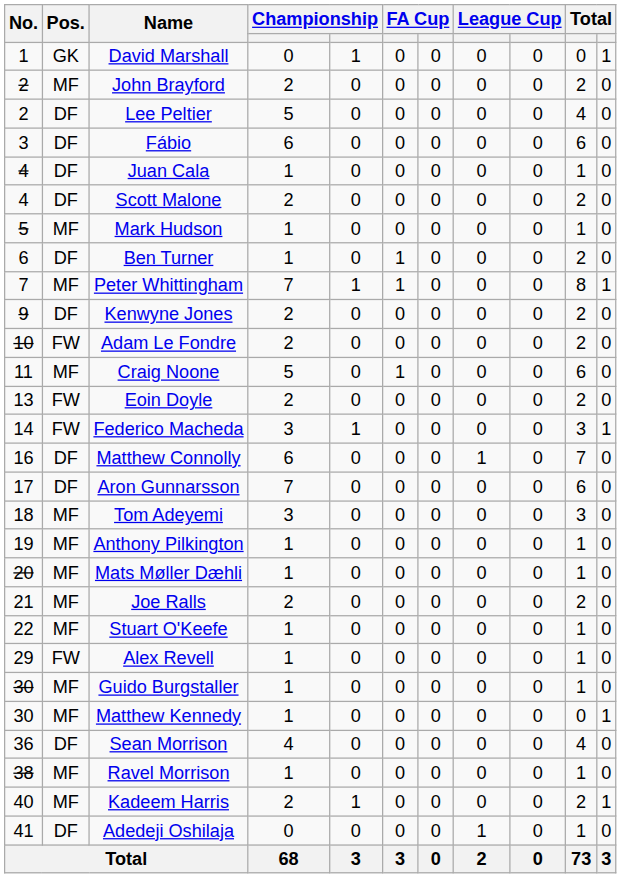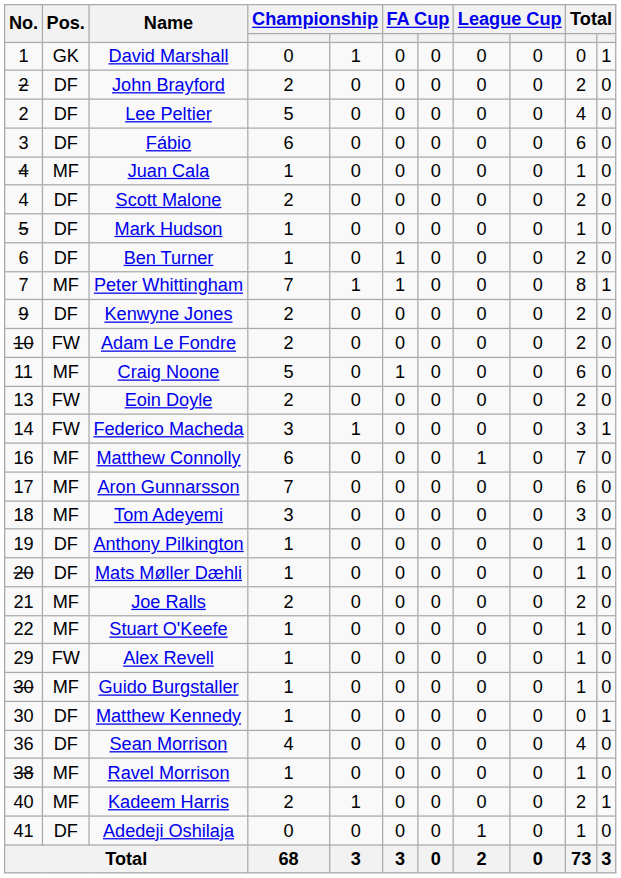(66, 85) MF -> (66, 85) DF
(66, 171) DF -> (66, 171) MF
(66, 229) MF -> (66, 229) DF
(66, 458) DF -> (66, 458) MF
(66, 486) DF -> (66, 486) MF
(66, 544) MF -> (66, 544) DF
(66, 572) MF -> (66, 572) DF
(66, 716) MF -> (66, 716) DF
